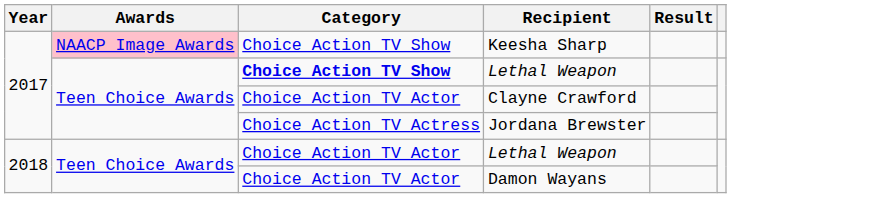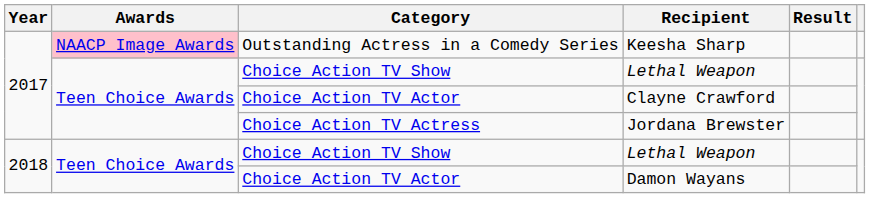(346, 45) Choice Action TV Show -> (431, 45) Outstanding Actress in a Comedy Series
(346, 72) bold -> (346, 72) normal
(351, 153) Choice Action TV Actor -> (346, 153) Choice Action TV Show
